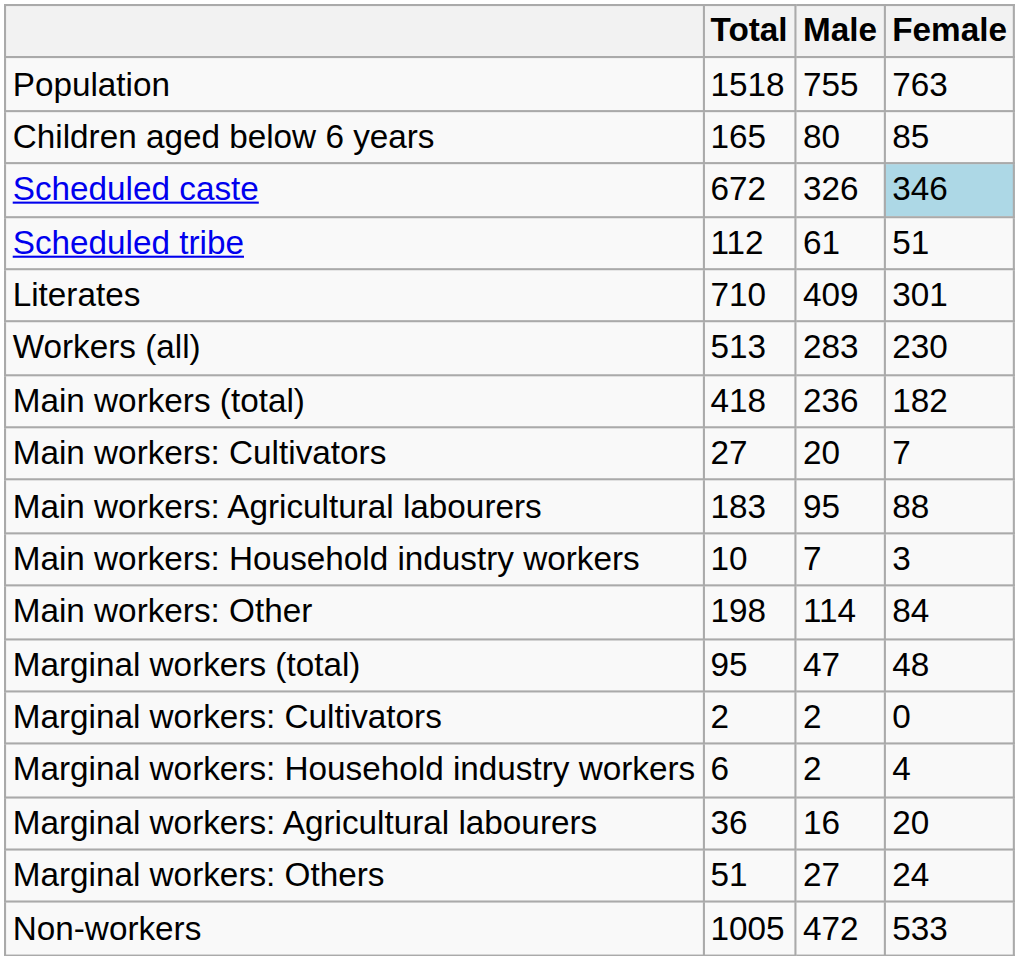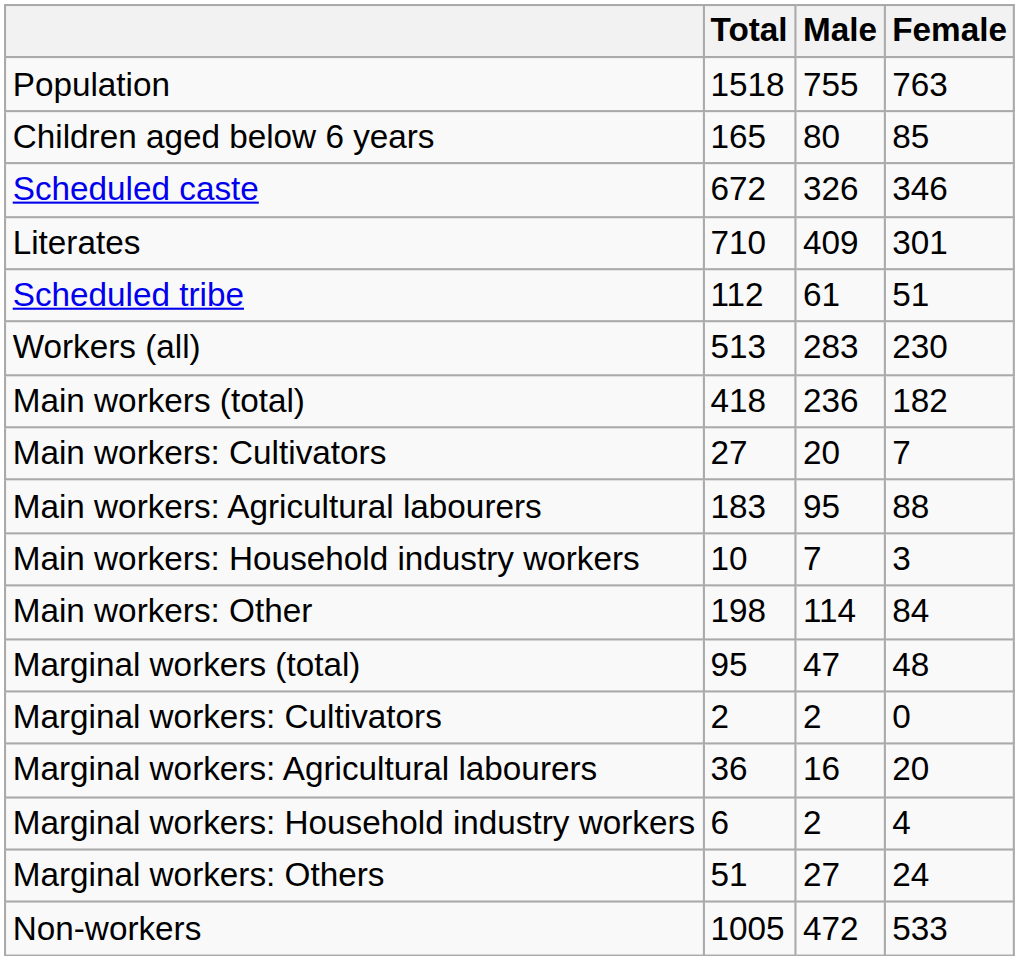(920, 189) lightblue background -> (920, 189) no background
rows swapped: (128, 242) <-> (77, 294)
rows swapped: (305, 822) <-> (354, 769)
